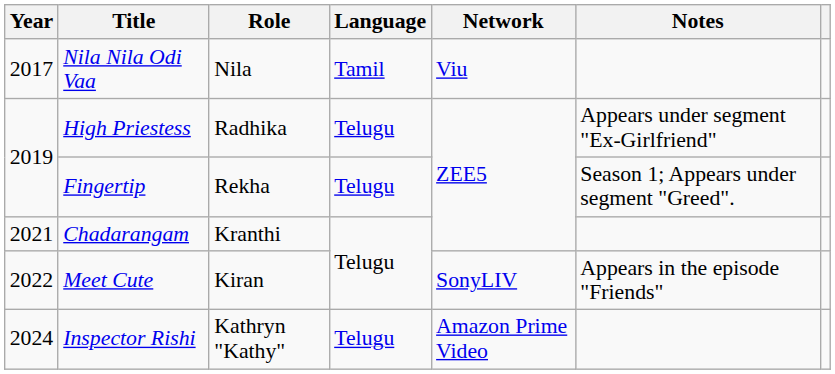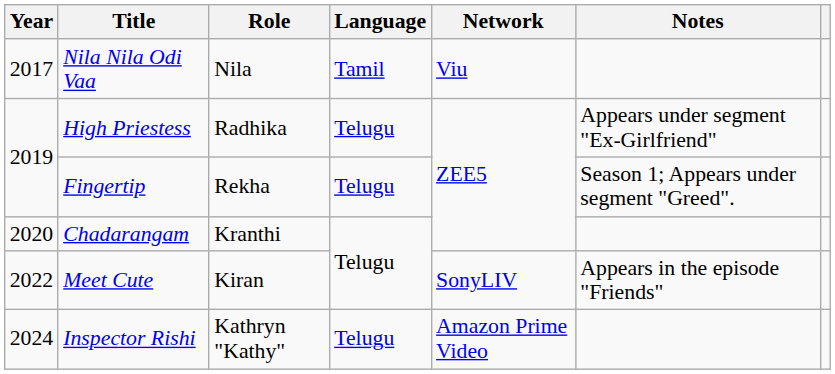(31, 233) 2021 -> (31, 233) 2020
